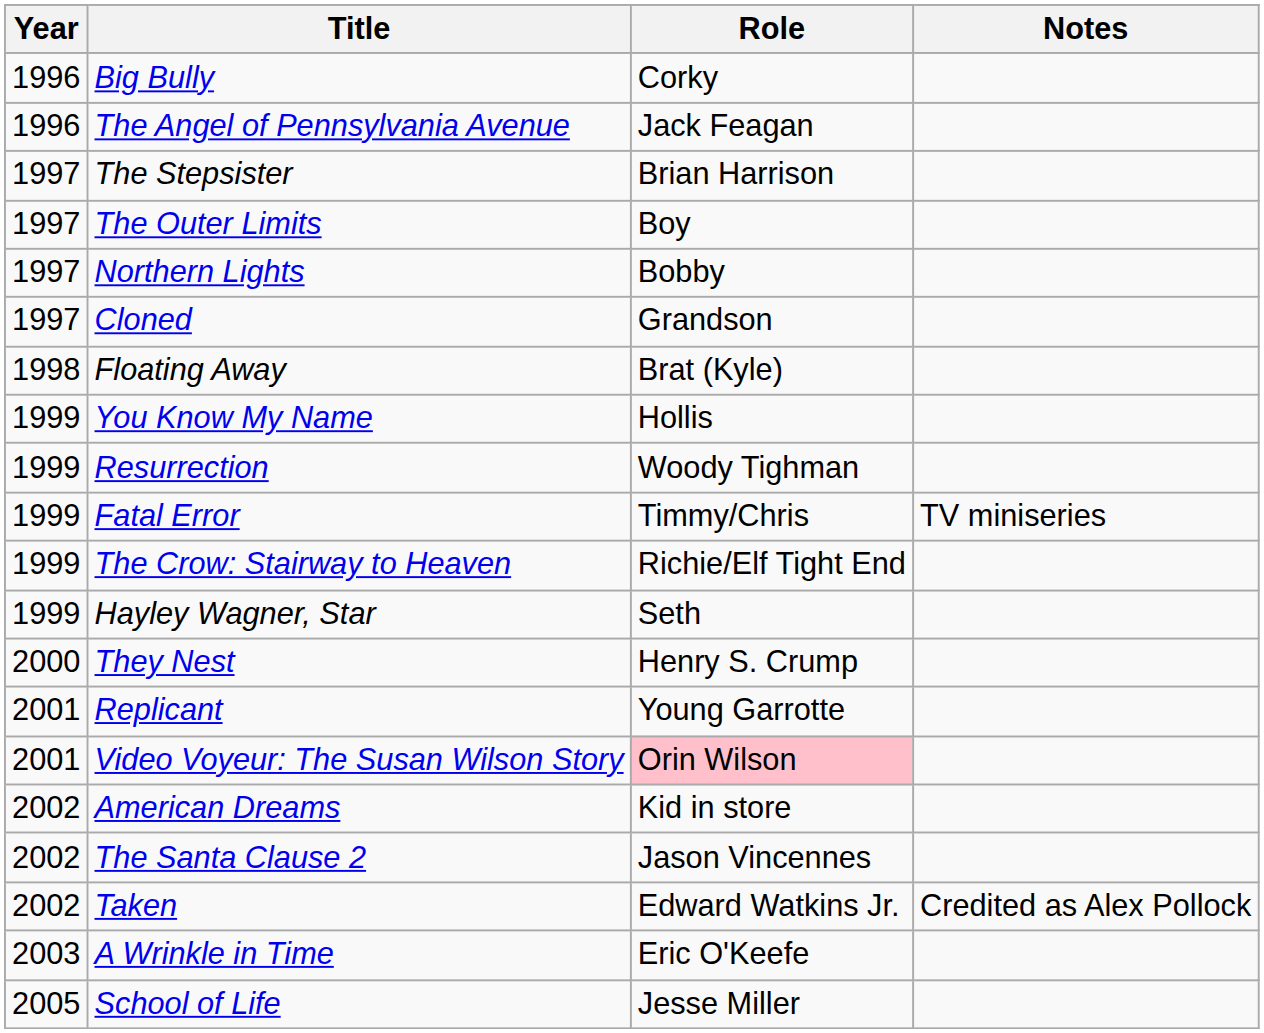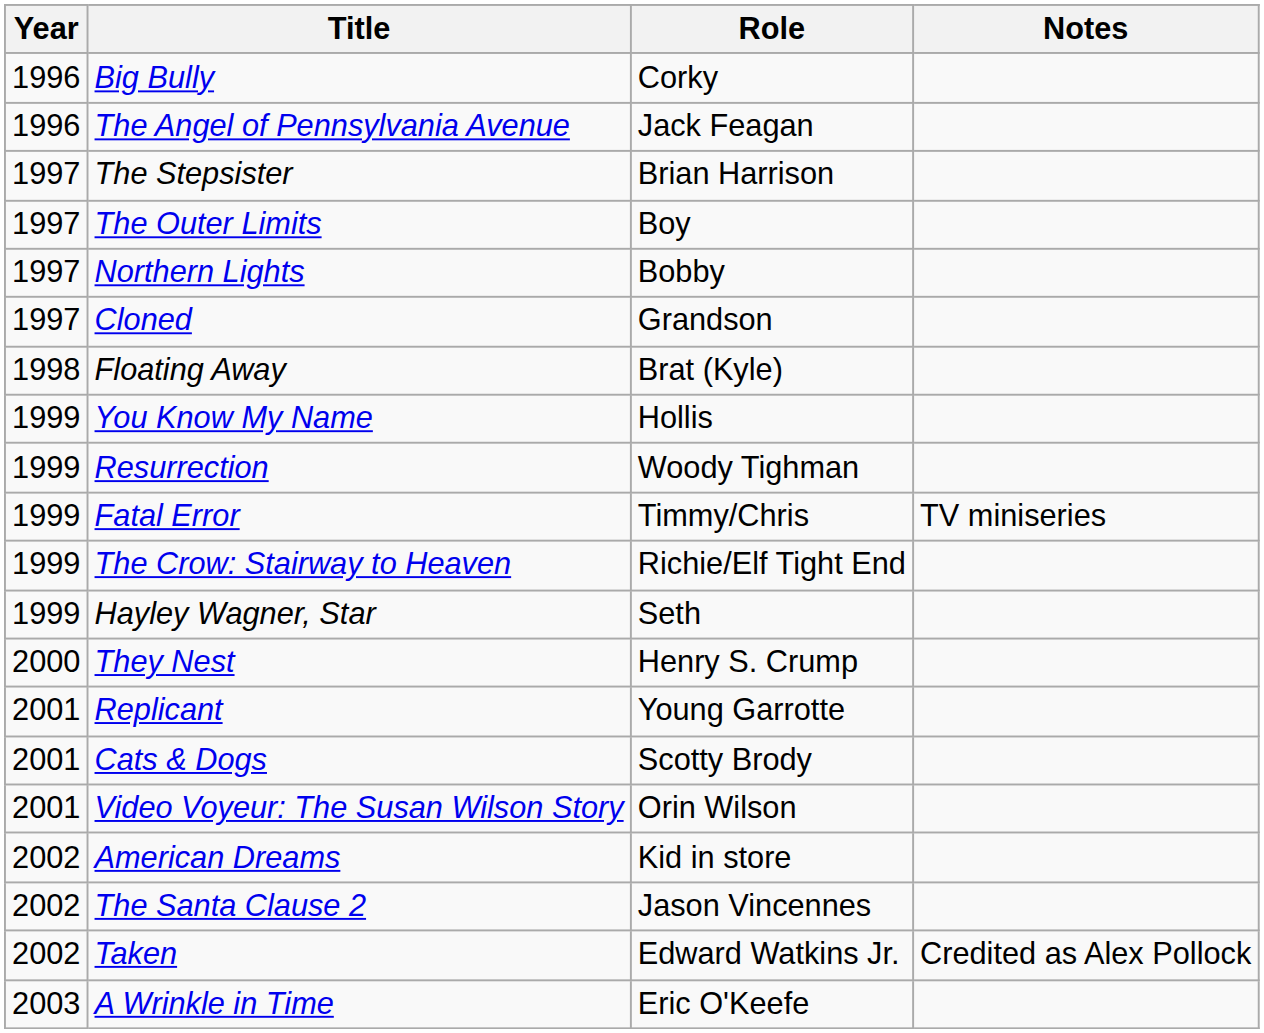+ row: (181, 759)
(717, 759) pink background -> (717, 808) no background
- row: (188, 1003)
